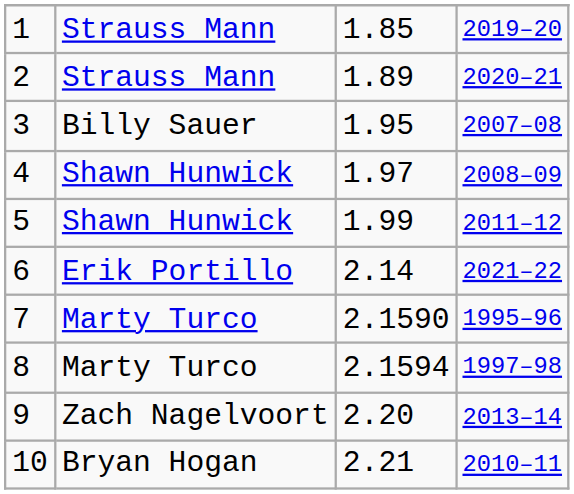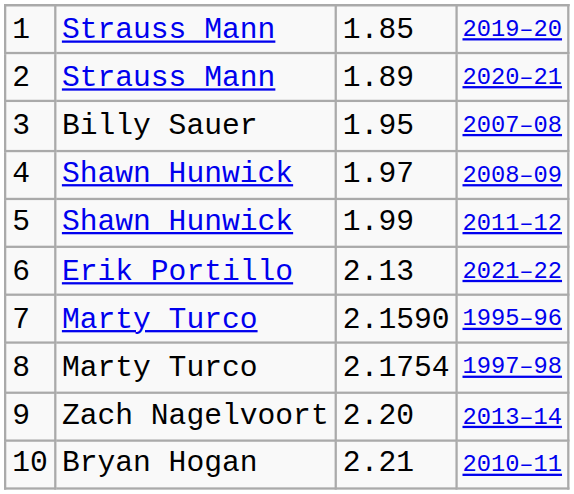(378, 271) 2.14 -> (378, 271) 2.13
(396, 367) 2.1594 -> (396, 367) 2.1754
